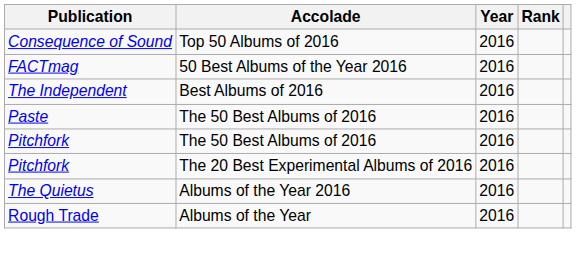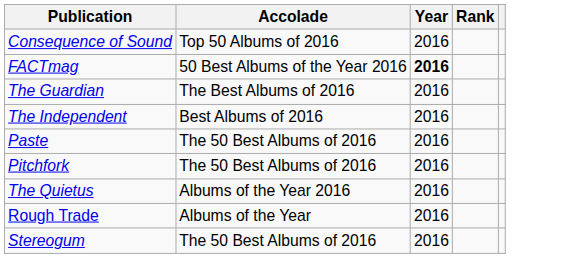(497, 66) normal -> (431, 66) bold
+ row: (56, 91)
- row: (39, 166)
+ row: (46, 240)
